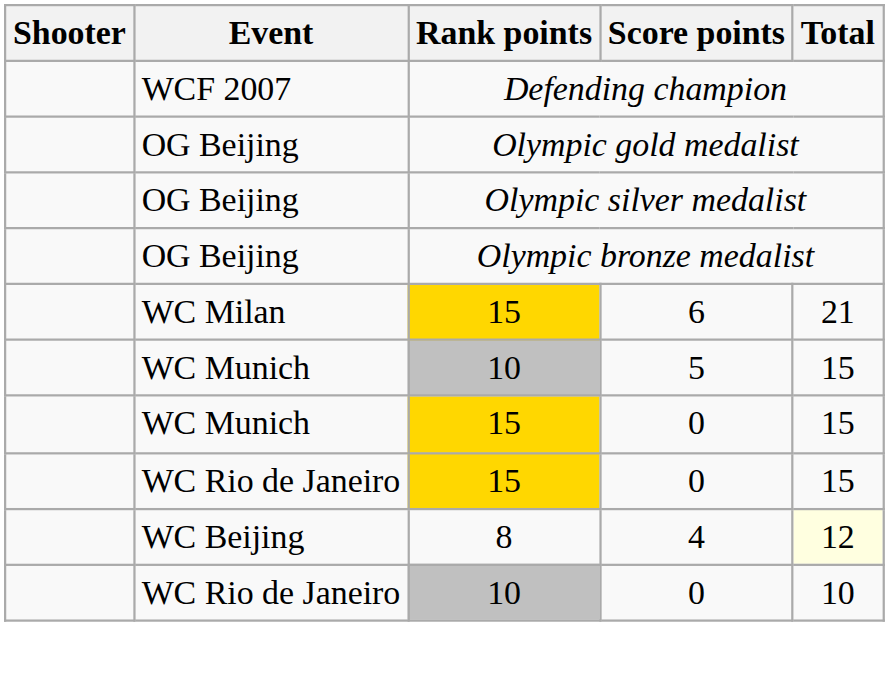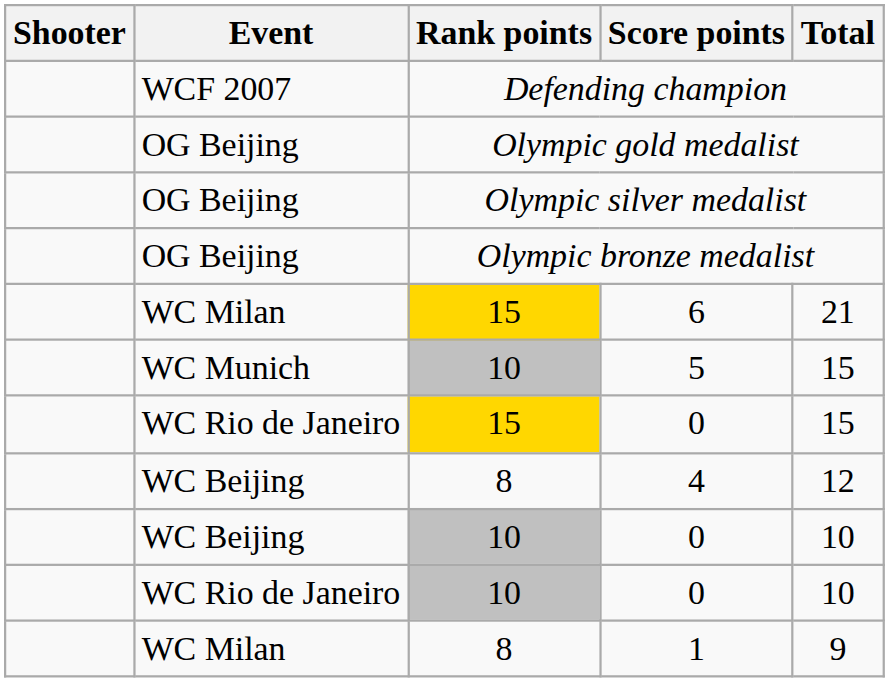- row: (226, 423)
(838, 535) lightyellow background -> (838, 479) no background
+ row: (223, 535)
+ row: (214, 647)
